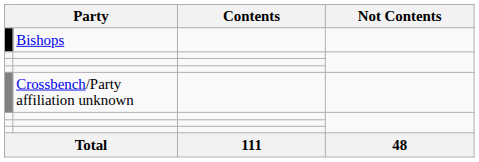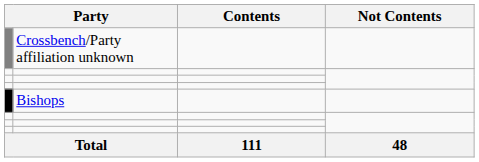rows swapped: (9, 92) <-> (9, 40)
